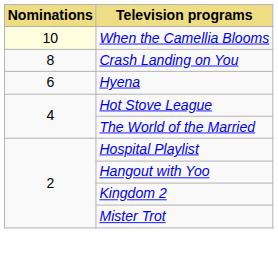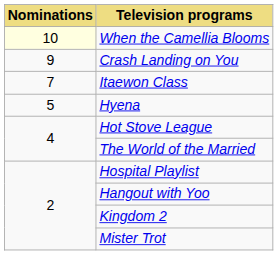(50, 60) 8 -> (50, 60) 9
+ row: (144, 82)
(50, 82) 6 -> (50, 104) 5
